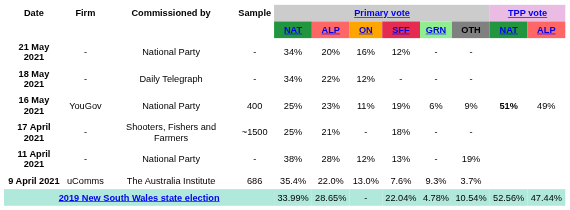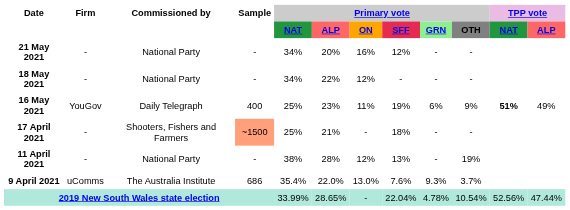(171, 78) Daily Telegraph -> (171, 78) National Party
(171, 105) National Party -> (171, 105) Daily Telegraph
(255, 132) no background -> (255, 132) lightsalmon background
